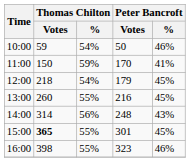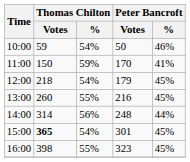(164, 115) 43% -> (164, 115) 44%
(89, 132) 55% -> (89, 132) 54%
(164, 149) 46% -> (164, 149) 45%
